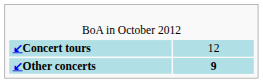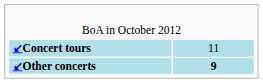(214, 47) 12 -> (214, 47) 11
